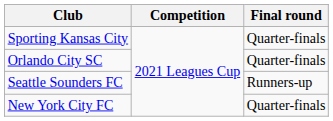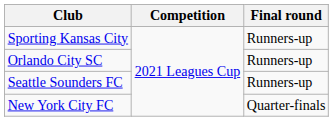(286, 37) Quarter-finals -> (280, 37) Runners-up
(286, 60) Quarter-finals -> (280, 60) Runners-up
